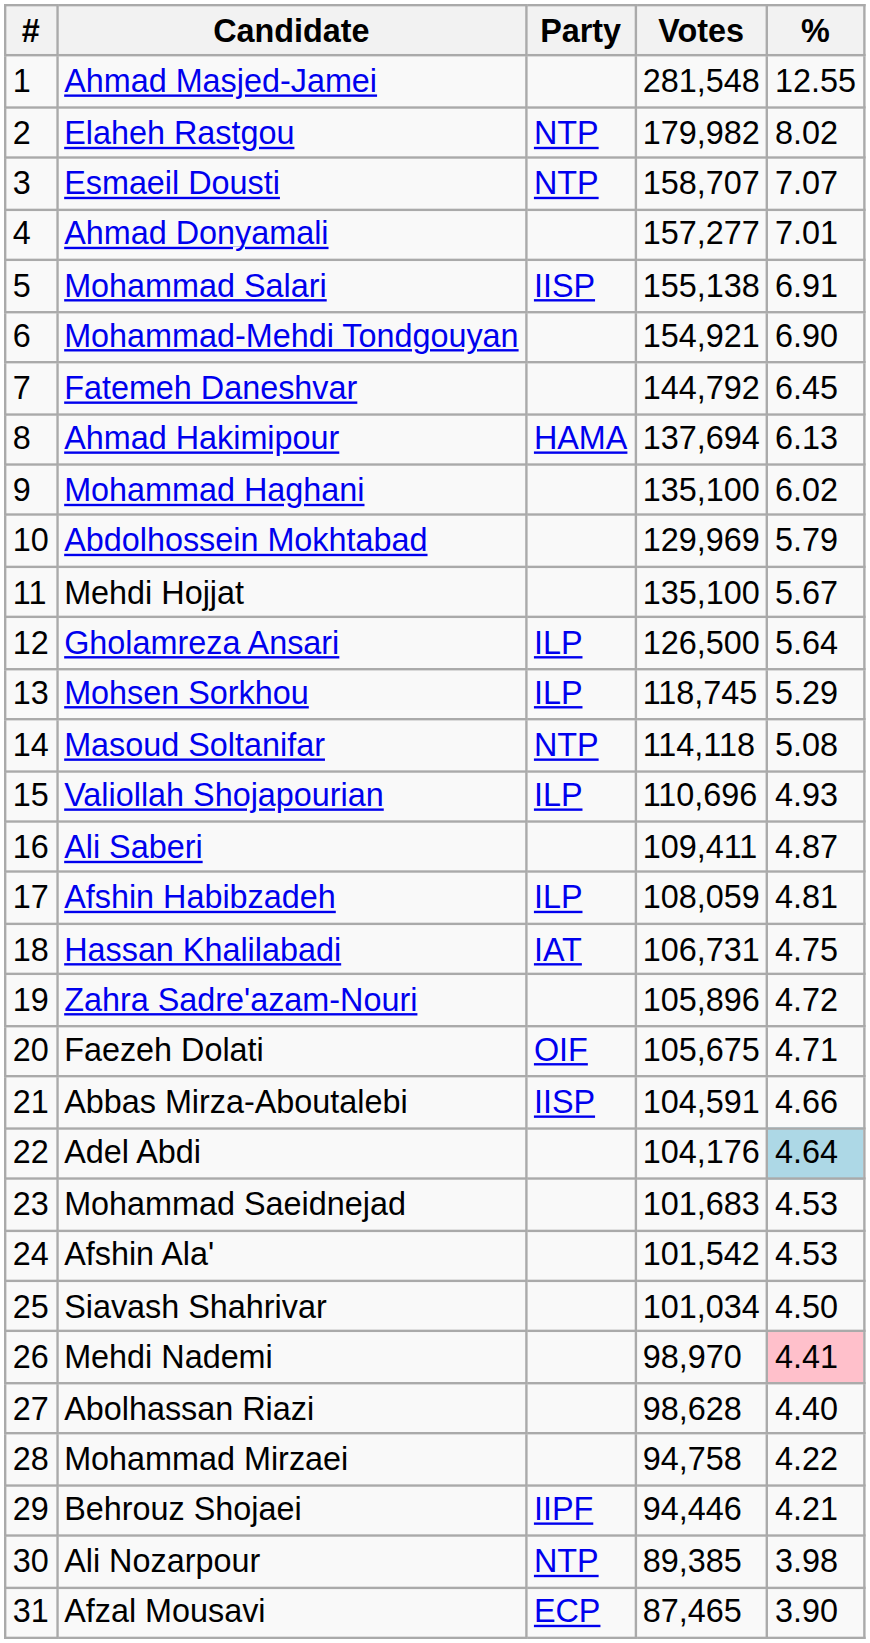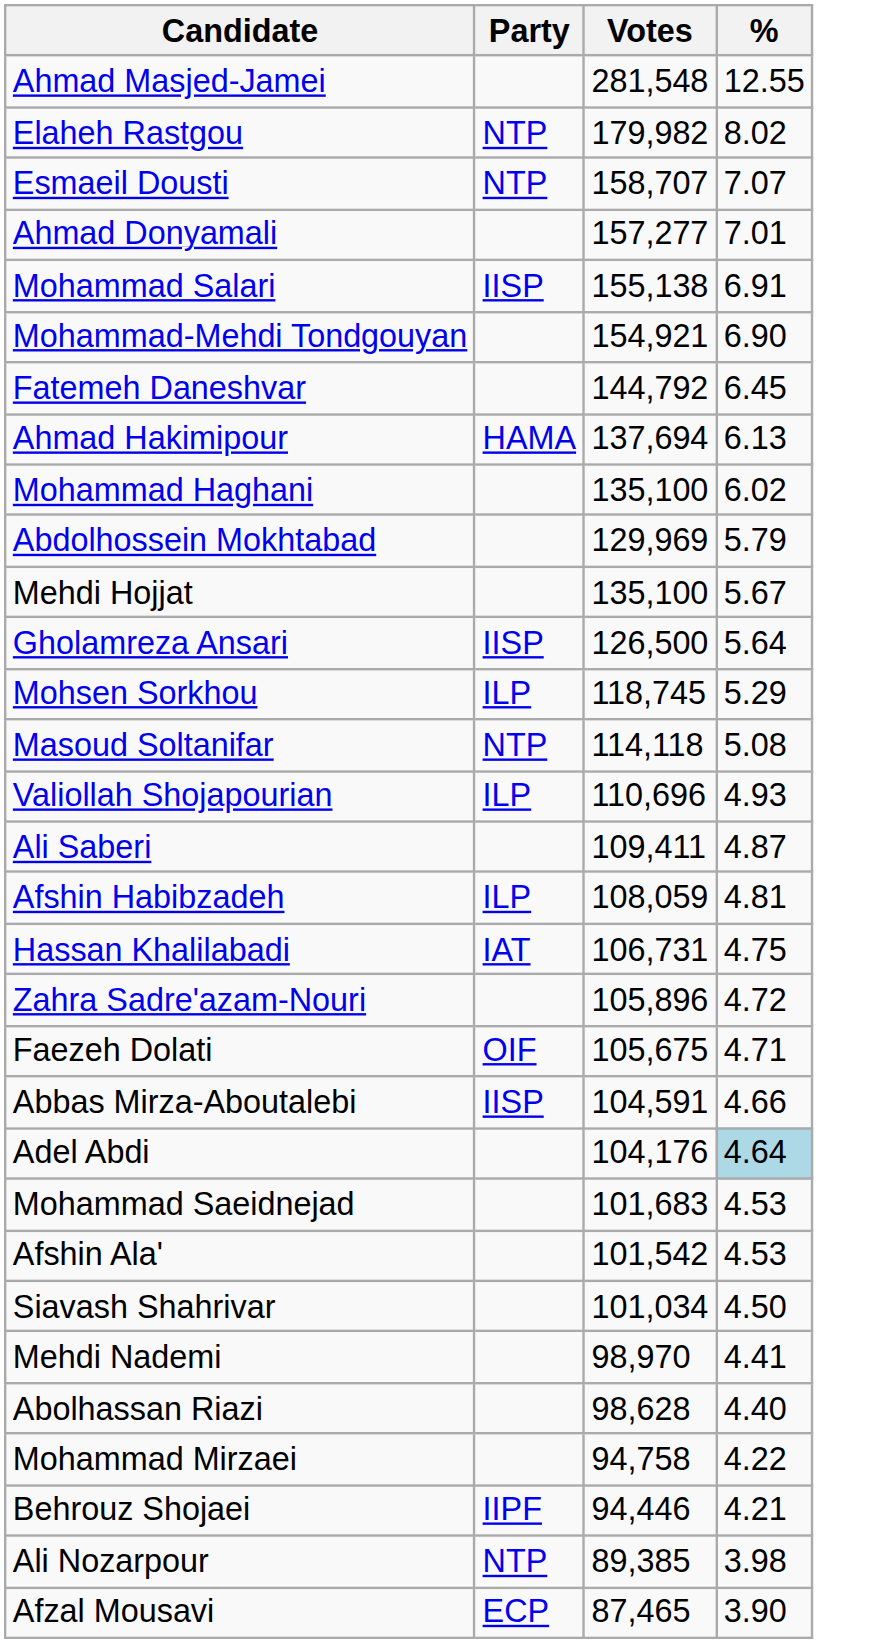- column: (31, 30)
(558, 643) ILP -> (513, 643) IISP
(807, 1357) pink background -> (755, 1357) no background
